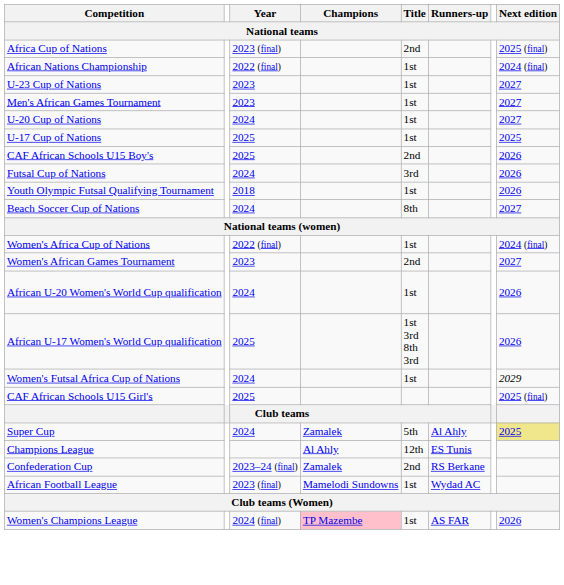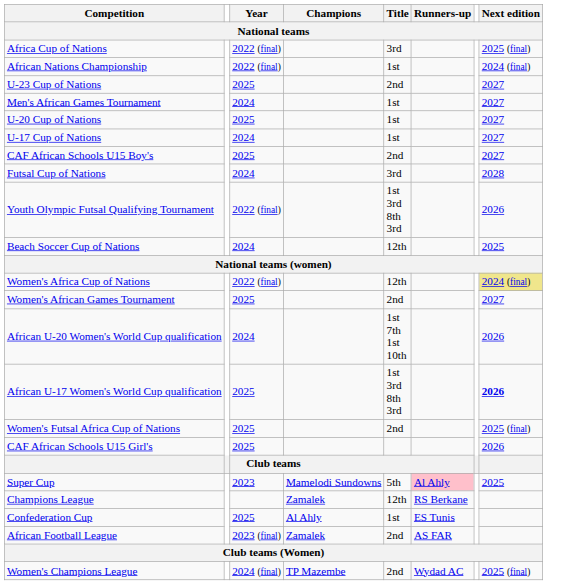(257, 48) 2023 (final) -> (256, 48) 2022 (final)
(412, 48) 2nd -> (394, 48) 3rd
(244, 84) 2023 -> (243, 84) 2025
(410, 84) 1st -> (395, 84) 2nd
(244, 102) 2023 -> (243, 102) 2024
(244, 119) 2024 -> (243, 119) 2025
(244, 137) 2025 -> (243, 137) 2024
(510, 137) 2025 -> (493, 137) 2027
(510, 155) 2026 -> (493, 155) 2027
(510, 173) 2026 -> (493, 173) 2028
(244, 191) 2018 -> (256, 209) 2022 (final)
(410, 191) 1st -> (394, 209) 1st 3rd 8th 3rd
(411, 208) 8th -> (397, 246) 12th
(510, 208) 2027 -> (493, 246) 2025
(410, 244) 1st -> (397, 282) 12th
(523, 244) no background -> (506, 282) khaki background
(244, 262) 2023 -> (243, 299) 2025
(410, 292) 1st -> (397, 336) 1st 7th 1st 10th
(510, 341) normal -> (493, 392) bold
(244, 378) 2024 -> (243, 428) 2025
(410, 378) 1st -> (395, 428) 2nd
(510, 378) 2029 -> (506, 428) 2025 (final)
(523, 396) 2025 (final) -> (493, 446) 2026
(244, 431) 2024 -> (243, 482) 2023
(322, 431) Zamalek -> (334, 482) Mamelodi Sundowns
(449, 431) no background -> (432, 482) pink background
(510, 431) khaki background -> (493, 482) no background
(321, 449) Al Ahly -> (306, 499) Zamalek
(451, 449) ES Tunis -> (441, 499) RS Berkane
(265, 467) 2023–24 (final) -> (243, 517) 2025
(322, 467) Zamalek -> (304, 517) Al Ahly
(412, 467) 2nd -> (393, 517) 1st
(458, 467) RS Berkane -> (434, 517) ES Tunis
(351, 484) Mamelodi Sundowns -> (306, 535) Zamalek
(410, 484) 1st -> (395, 535) 2nd
(456, 484) Wydad AC -> (433, 535) AS FAR
(333, 520) pink background -> (316, 570) no background
(410, 520) 1st -> (395, 570) 2nd
(450, 520) AS FAR -> (439, 570) Wydad AC
(510, 520) 2026 -> (506, 570) 2025 (final)
